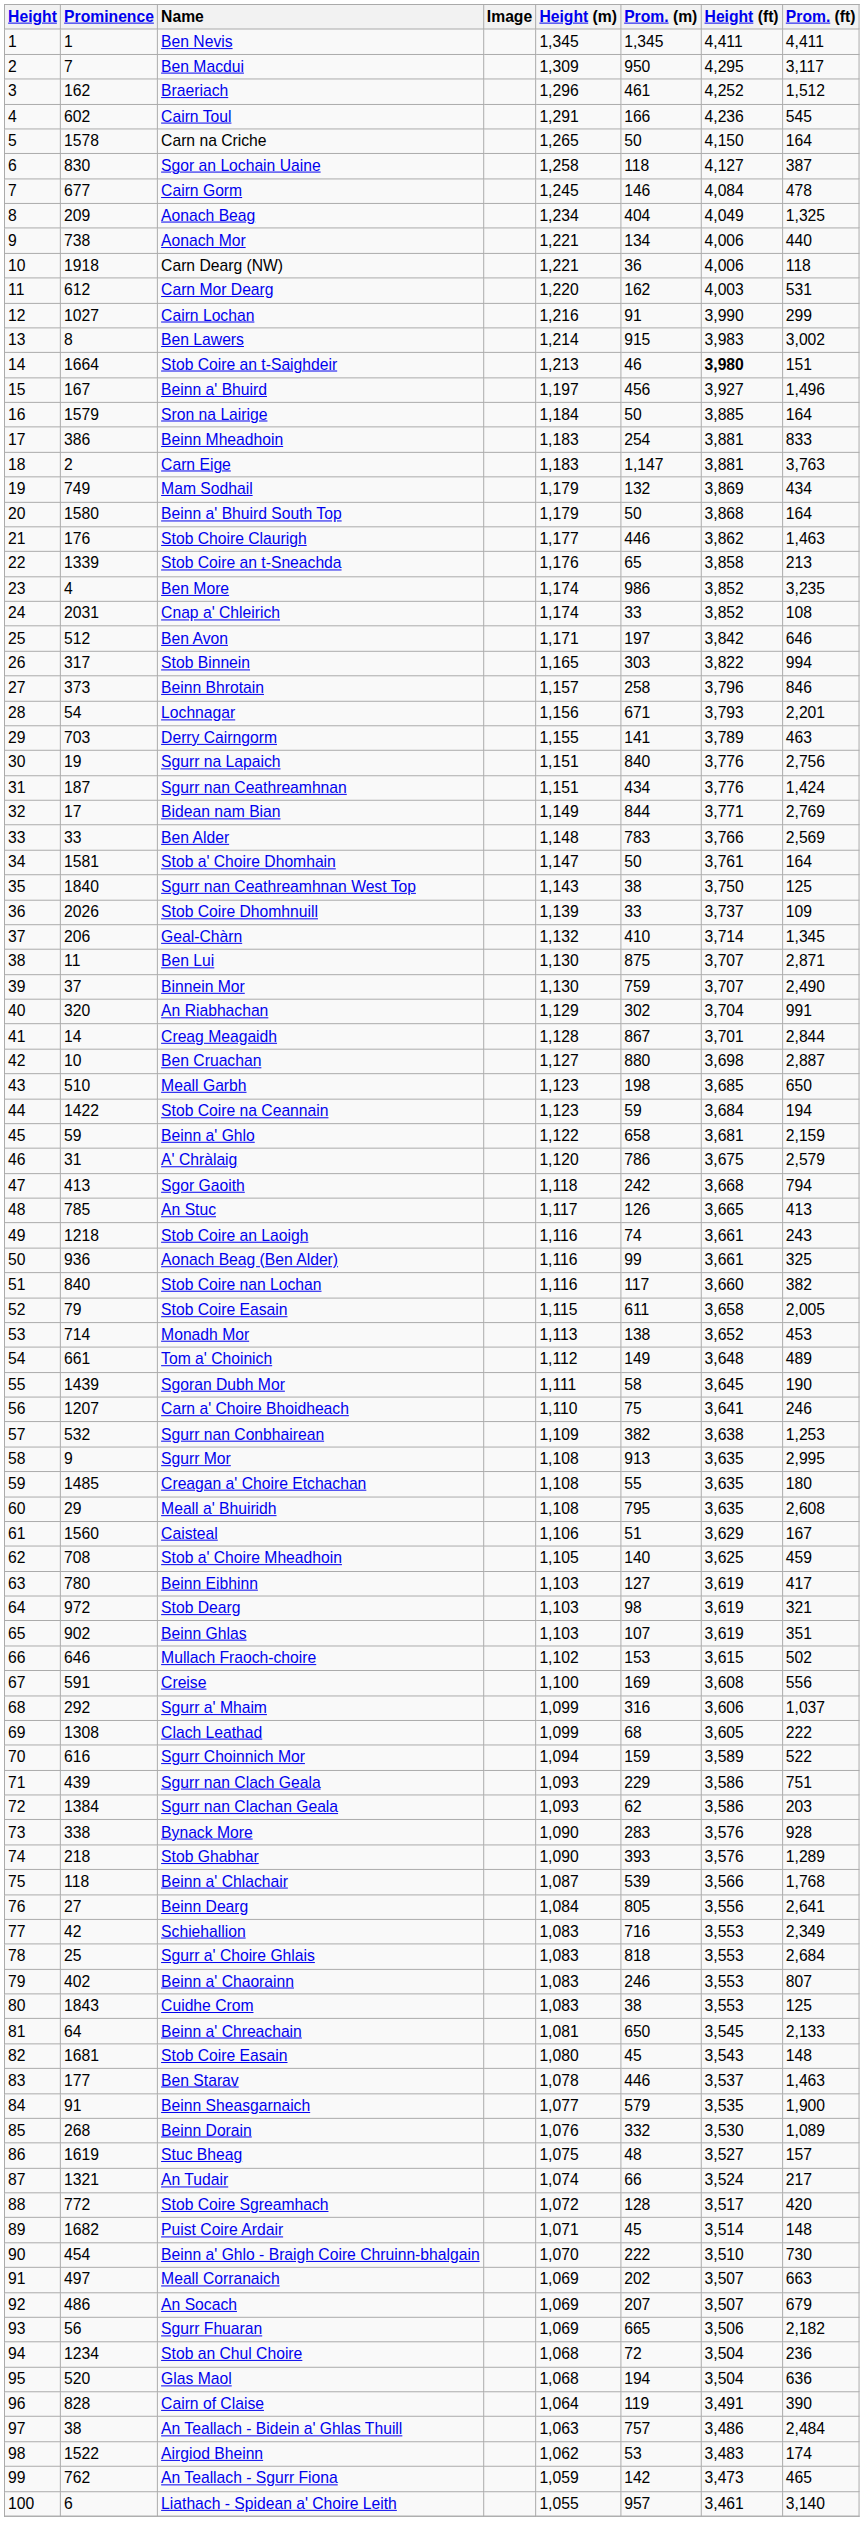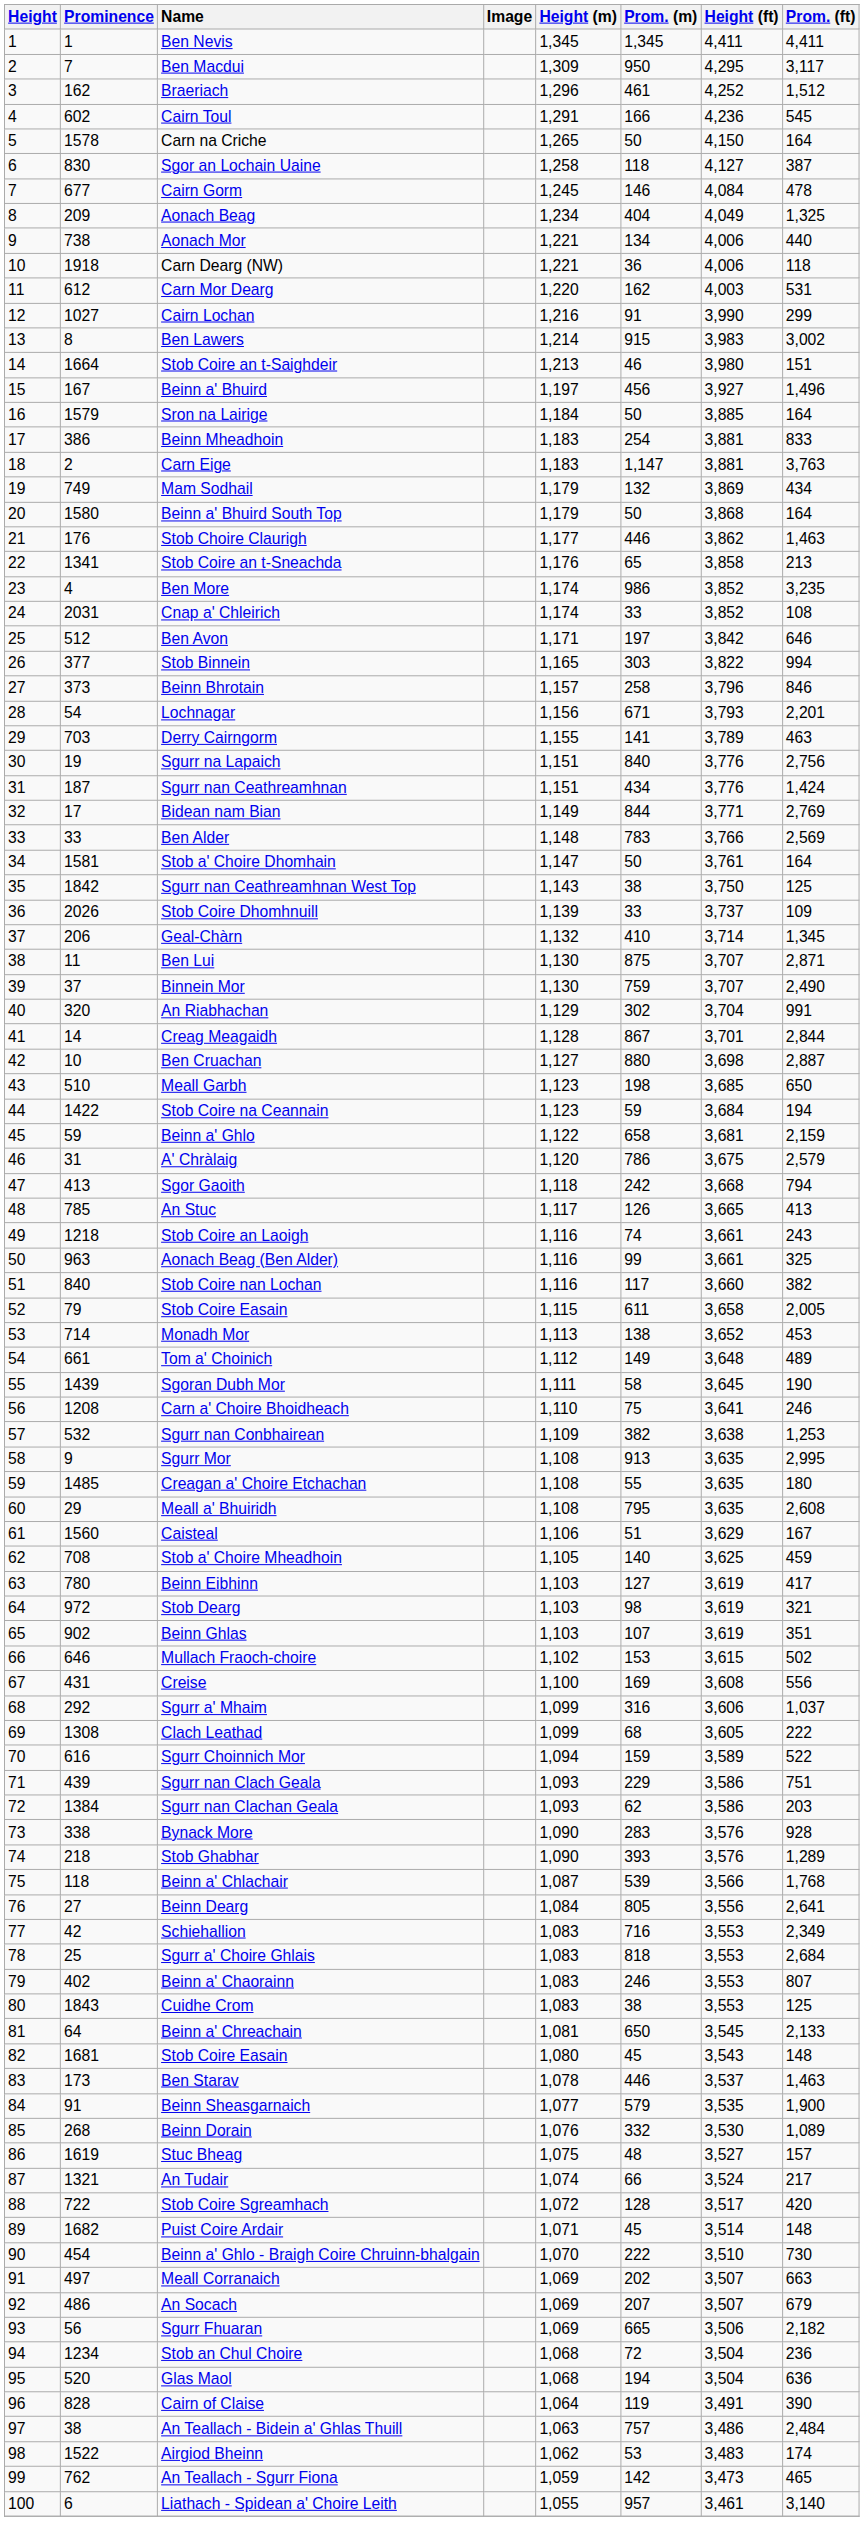(724, 365) bold -> (724, 365) normal
(82, 564) 1339 -> (82, 564) 1341
(77, 663) 317 -> (77, 663) 377
(82, 887) 1840 -> (82, 887) 1842
(77, 1260) 936 -> (77, 1260) 963
(82, 1409) 1207 -> (82, 1409) 1208
(77, 1683) 591 -> (77, 1683) 431
(77, 2080) 177 -> (77, 2080) 173
(77, 2205) 772 -> (77, 2205) 722
